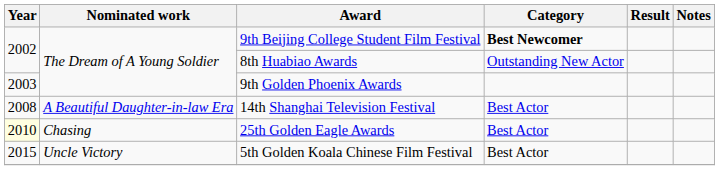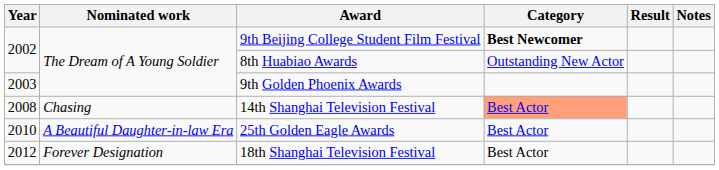(138, 107) A Beautiful Daughter-in-law Era -> (67, 107) Chasing
(518, 107) no background -> (518, 107) lightsalmon background
(22, 130) lightyellow background -> (22, 130) no background
(67, 130) Chasing -> (138, 130) A Beautiful Daughter-in-law Era
+ row: (338, 152)
- row: (356, 152)
